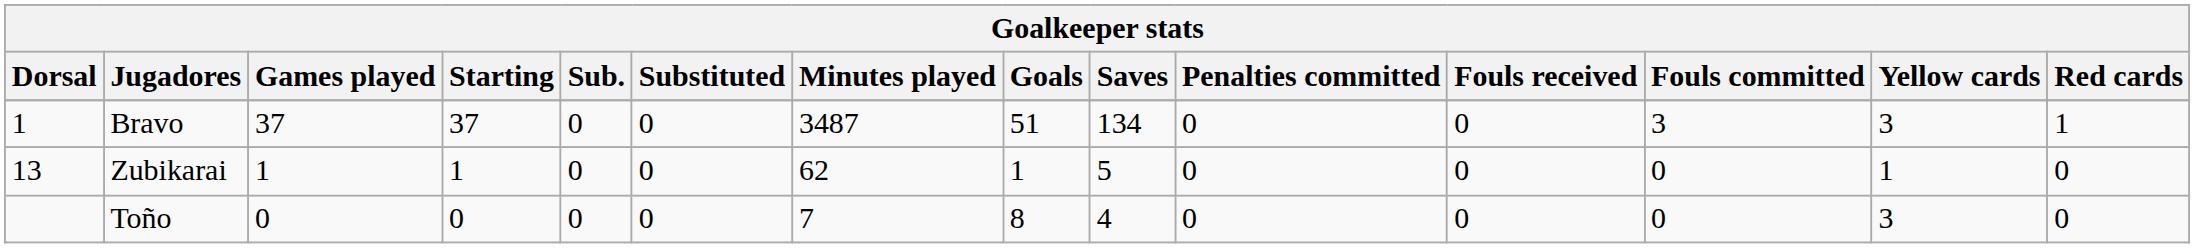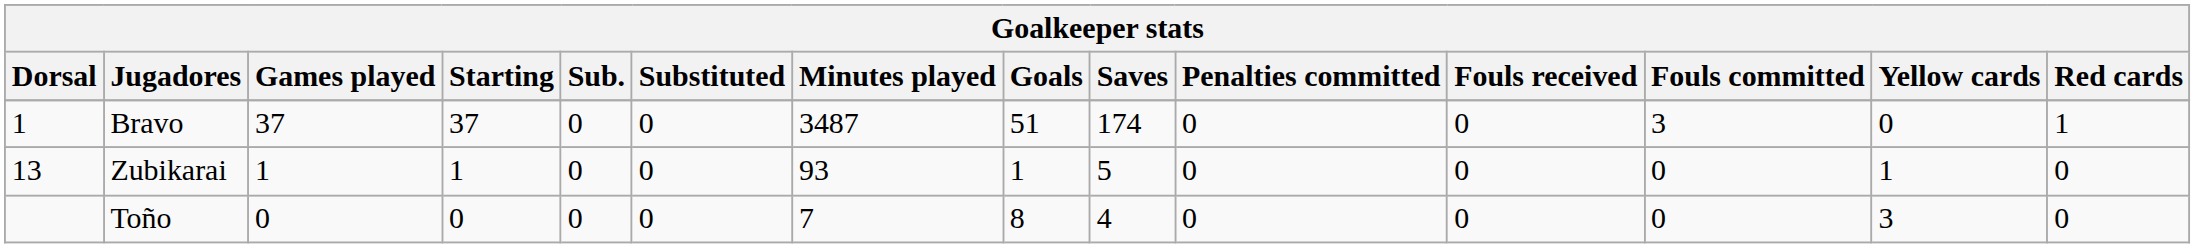(1119, 123) 134 -> (1119, 123) 174
(1886, 123) 3 -> (1886, 123) 0
(814, 170) 62 -> (814, 170) 93
